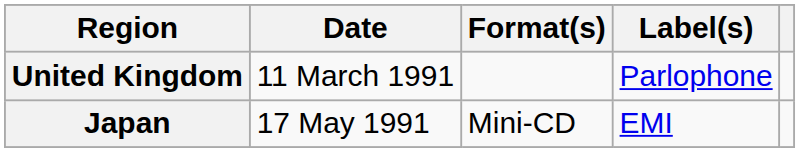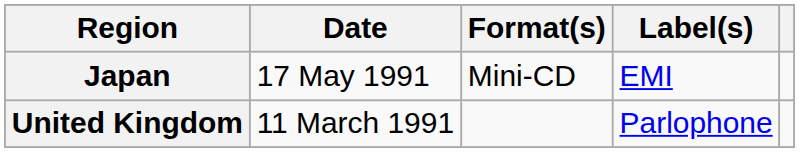rows swapped: (127, 75) <-> (127, 123)
